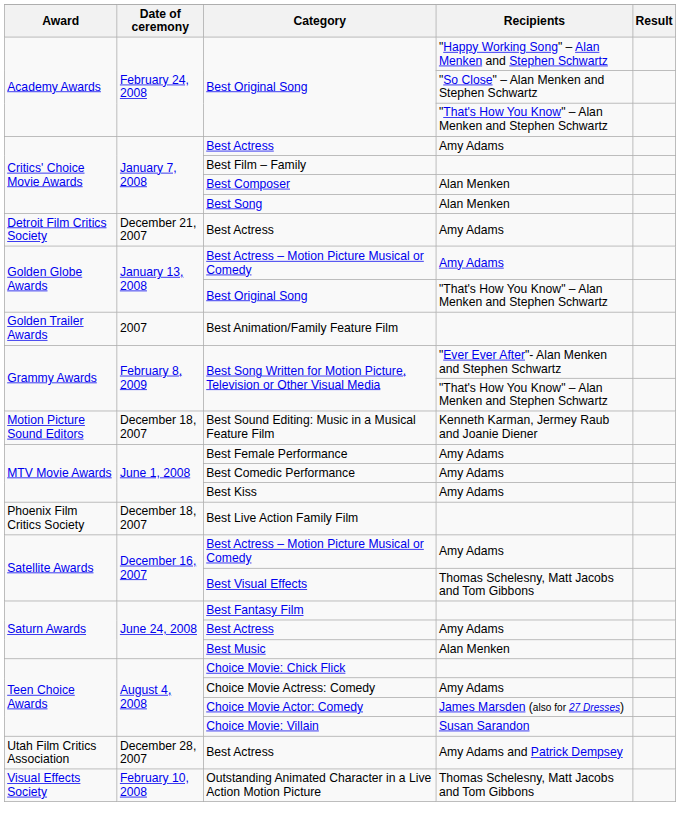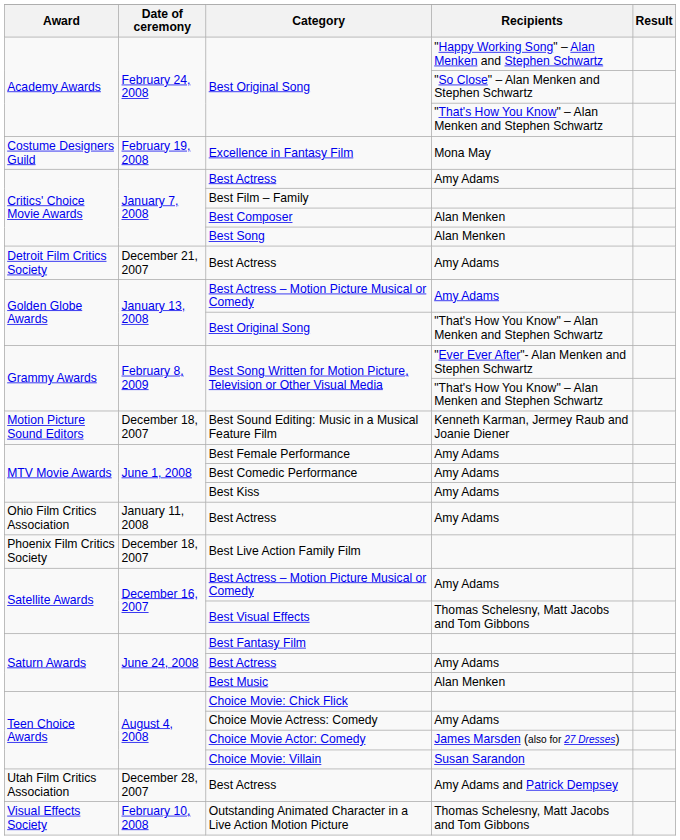+ row: (61, 152)
- row: (45, 328)
+ row: (52, 518)
